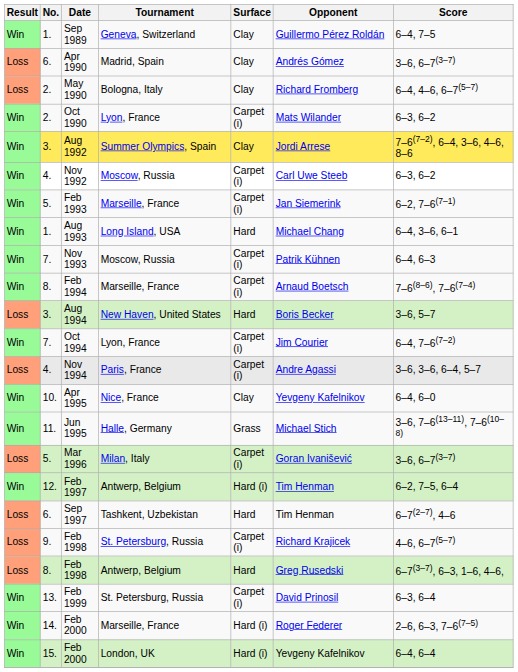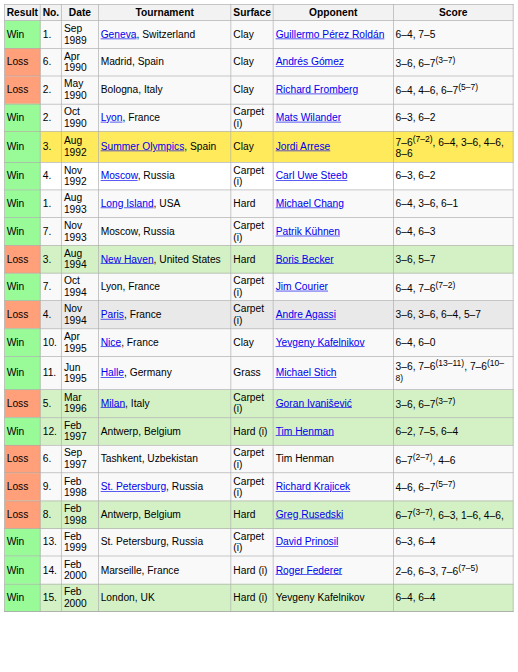- row: (75, 203)
- row: (75, 287)
(244, 514) Hard -> (249, 459) Carpet (i)
